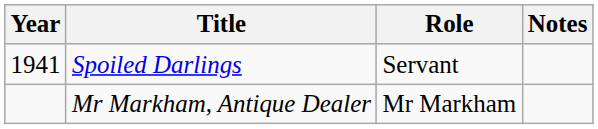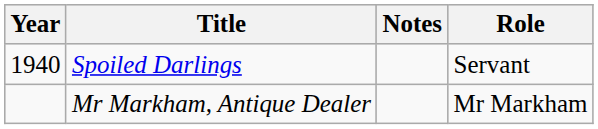columns swapped: (449, 24) <-> (558, 24)
(35, 63) 1941 -> (35, 63) 1940
